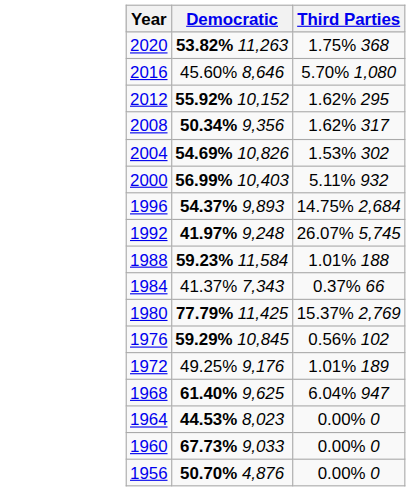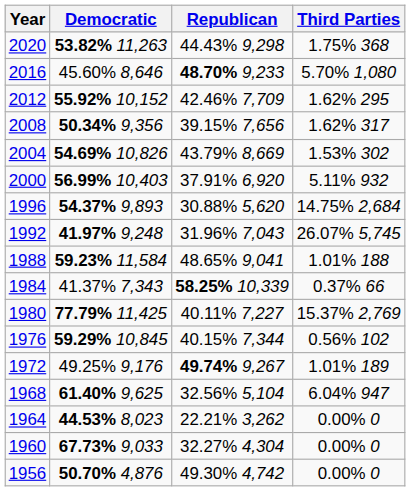+ column: (232, 19)
